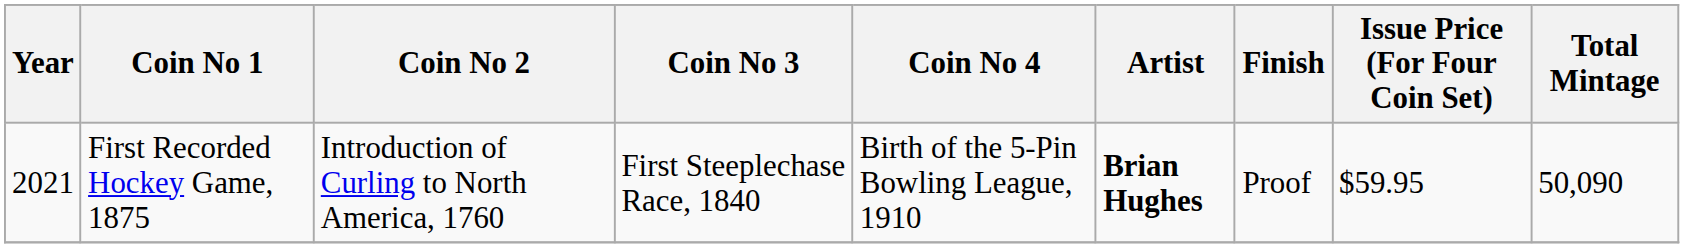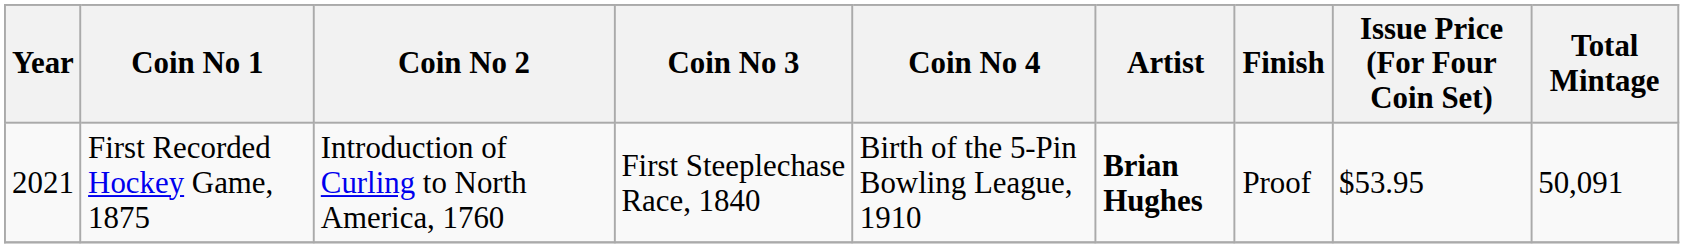(1381, 182) $59.95 -> (1381, 182) $53.95
(1581, 182) 50,090 -> (1581, 182) 50,091
